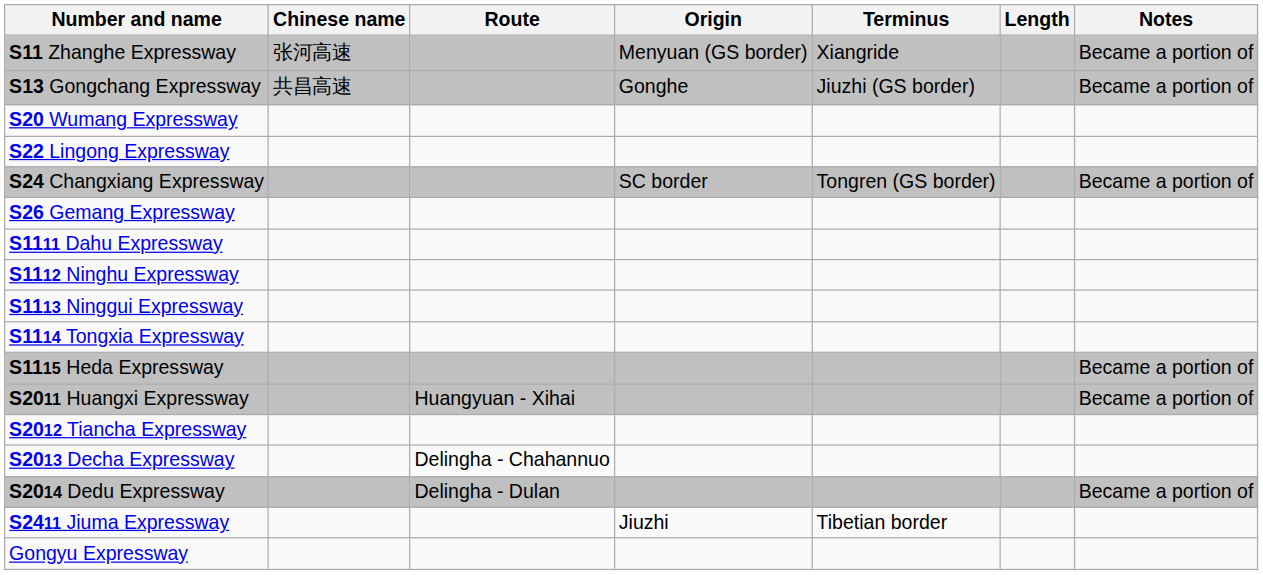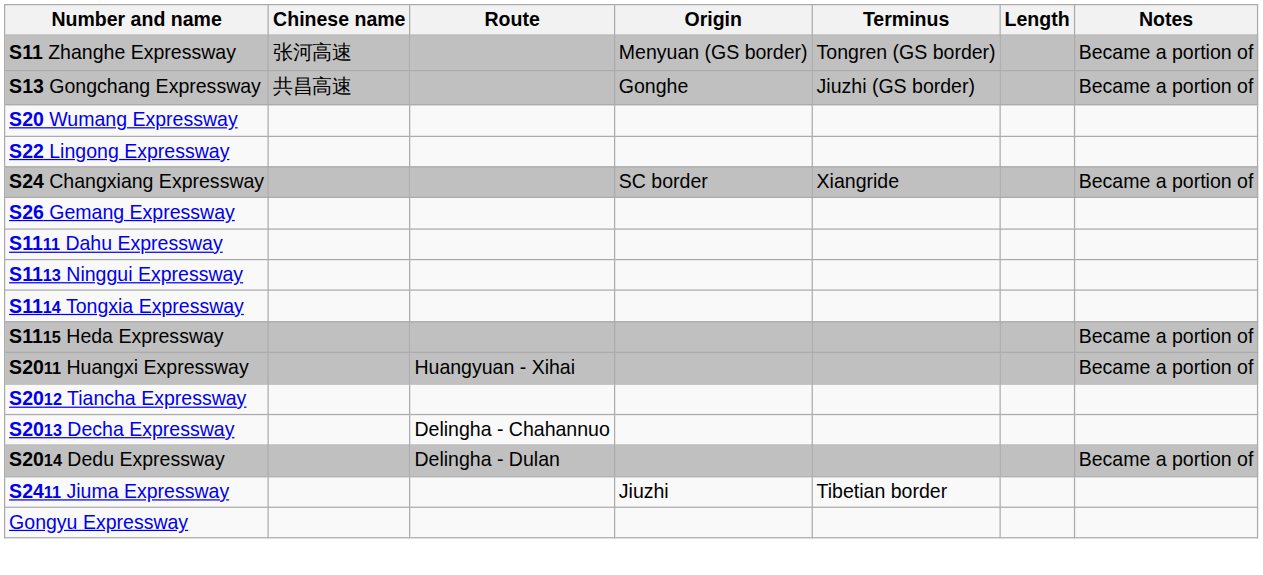(858, 52) Xiangride -> (906, 52) Tongren (GS border)
(906, 182) Tongren (GS border) -> (858, 182) Xiangride
- row: (124, 274)
